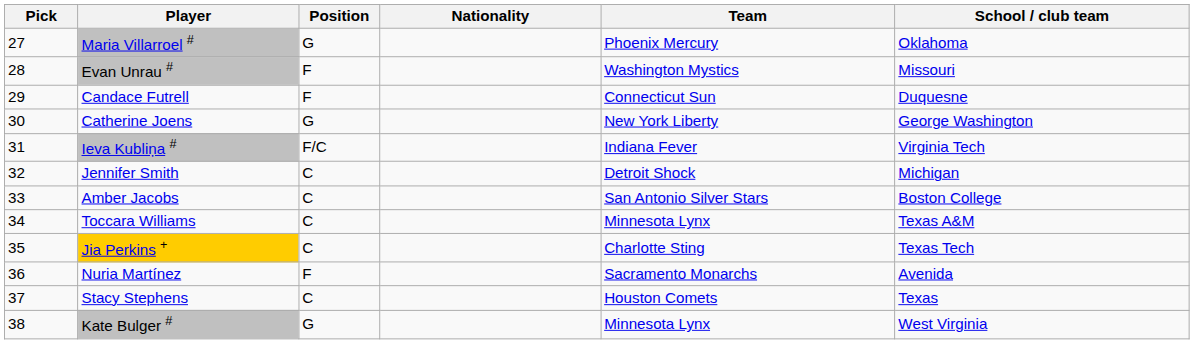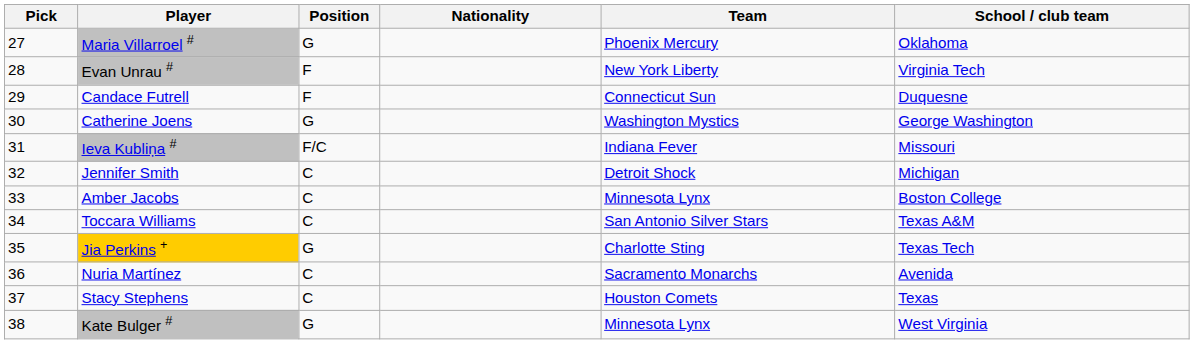(671, 70) Washington Mystics -> (661, 70) New York Liberty
(927, 70) Missouri -> (942, 70) Virginia Tech
(661, 121) New York Liberty -> (671, 121) Washington Mystics
(942, 147) Virginia Tech -> (927, 147) Missouri
(686, 197) San Antonio Silver Stars -> (657, 197) Minnesota Lynx
(657, 221) Minnesota Lynx -> (686, 221) San Antonio Silver Stars
(308, 247) C -> (308, 247) G
(307, 274) F -> (308, 274) C
